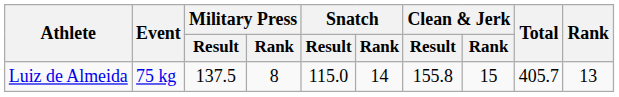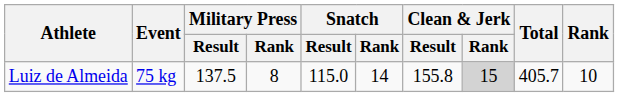(489, 76) no background -> (489, 76) lightgrey background
(588, 76) 13 -> (588, 76) 10
